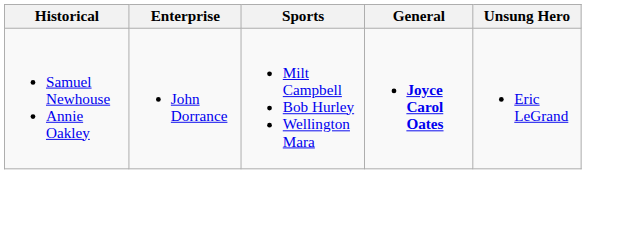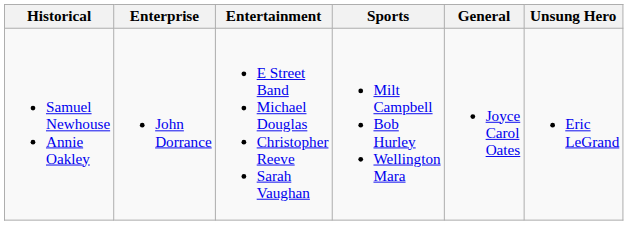+ column: (274, 16)
(419, 107) bold -> (484, 133) normal
